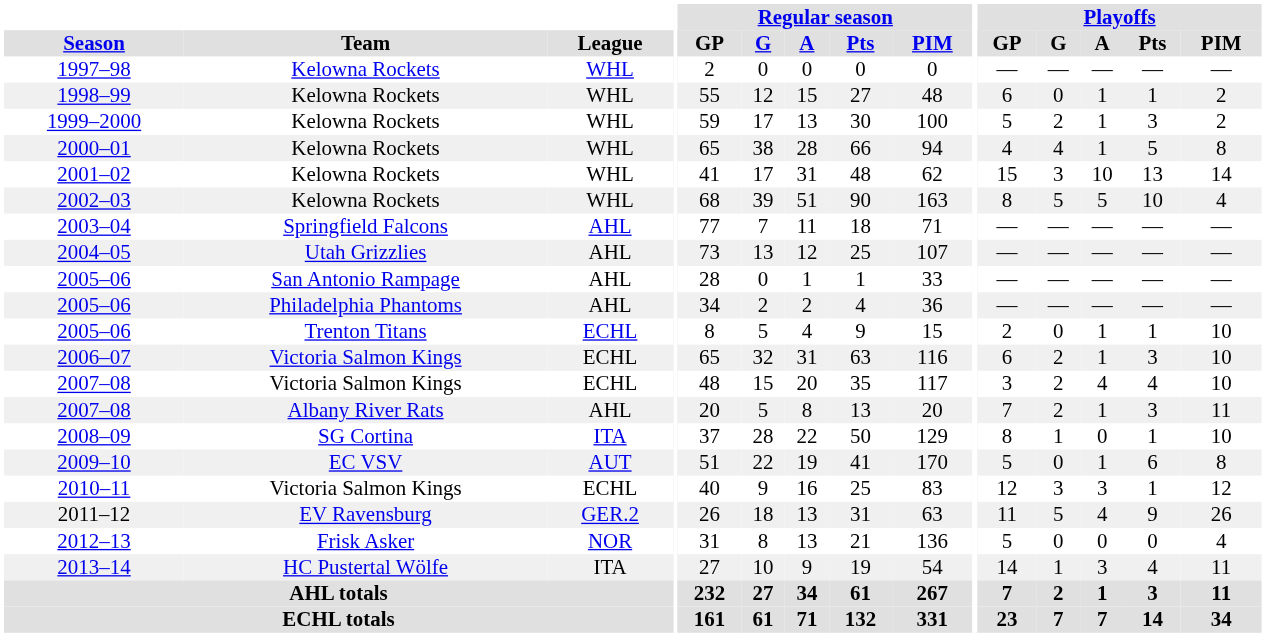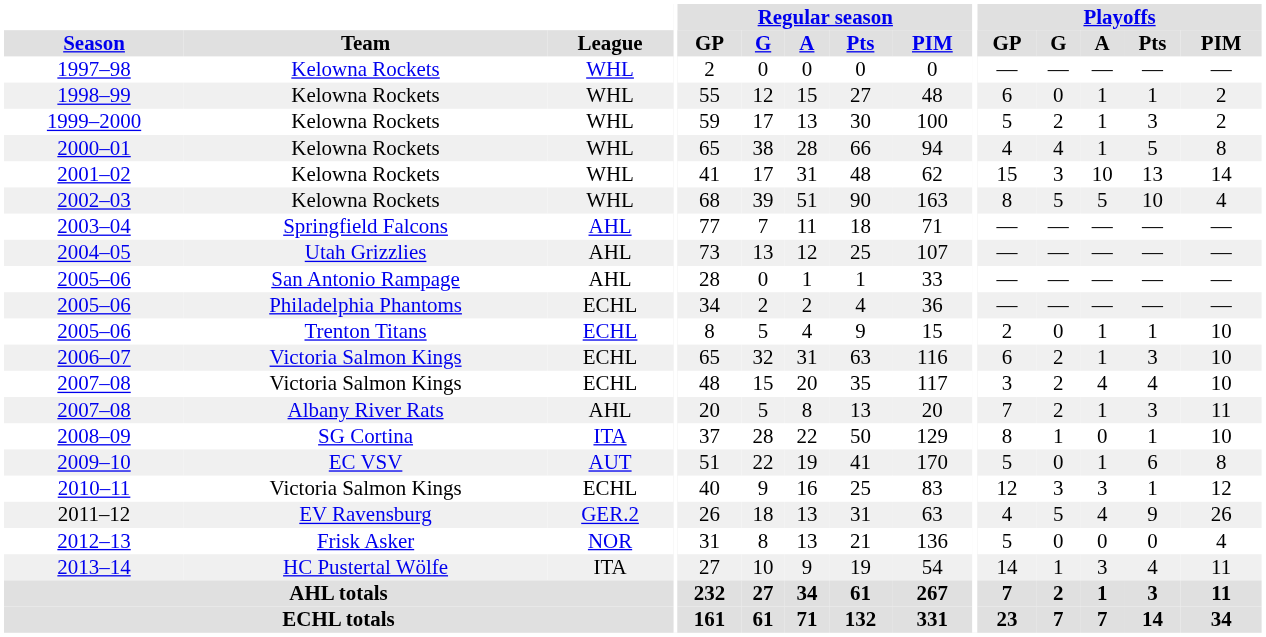(610, 305) AHL -> (610, 305) ECHL
(1007, 514) 11 -> (1007, 514) 4
